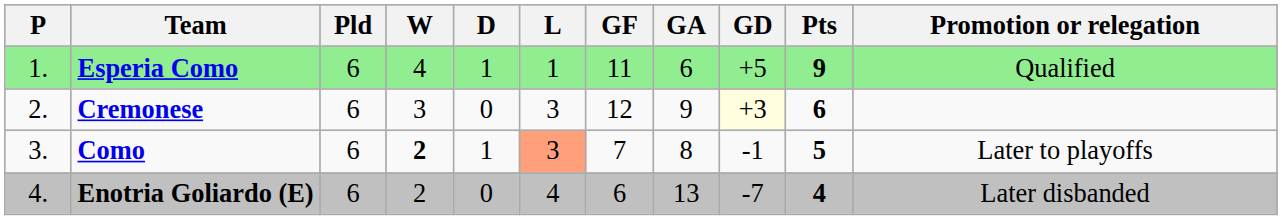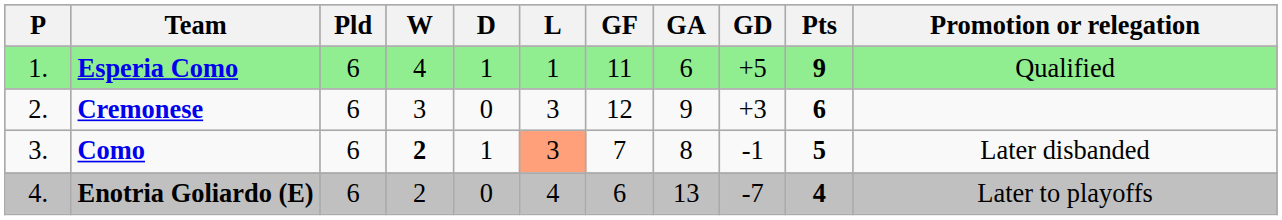(753, 109) lightyellow background -> (753, 109) no background
(1065, 151) Later to playoffs -> (1065, 151) Later disbanded
(1065, 192) Later disbanded -> (1065, 192) Later to playoffs
